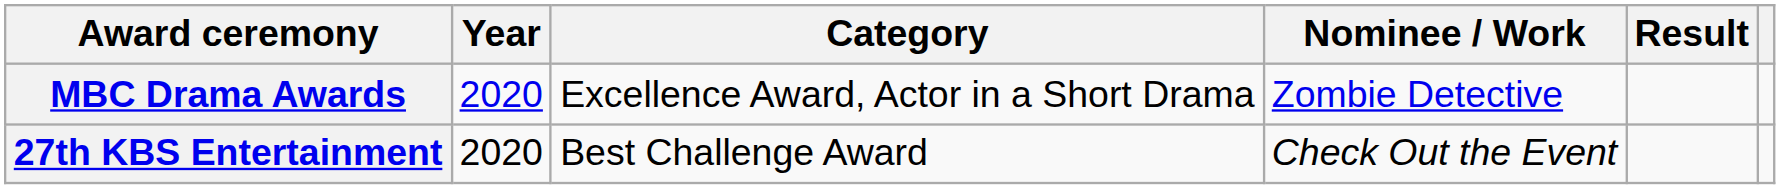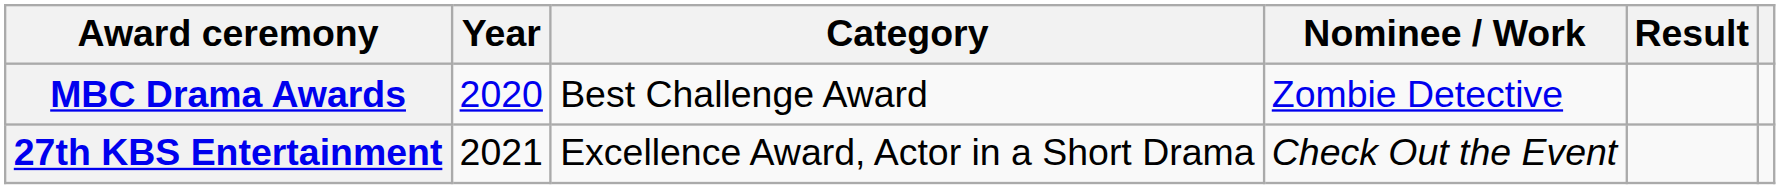(907, 93) Excellence Award, Actor in a Short Drama -> (744, 93) Best Challenge Award
(501, 152) 2020 -> (501, 152) 2021
(744, 152) Best Challenge Award -> (907, 152) Excellence Award, Actor in a Short Drama
